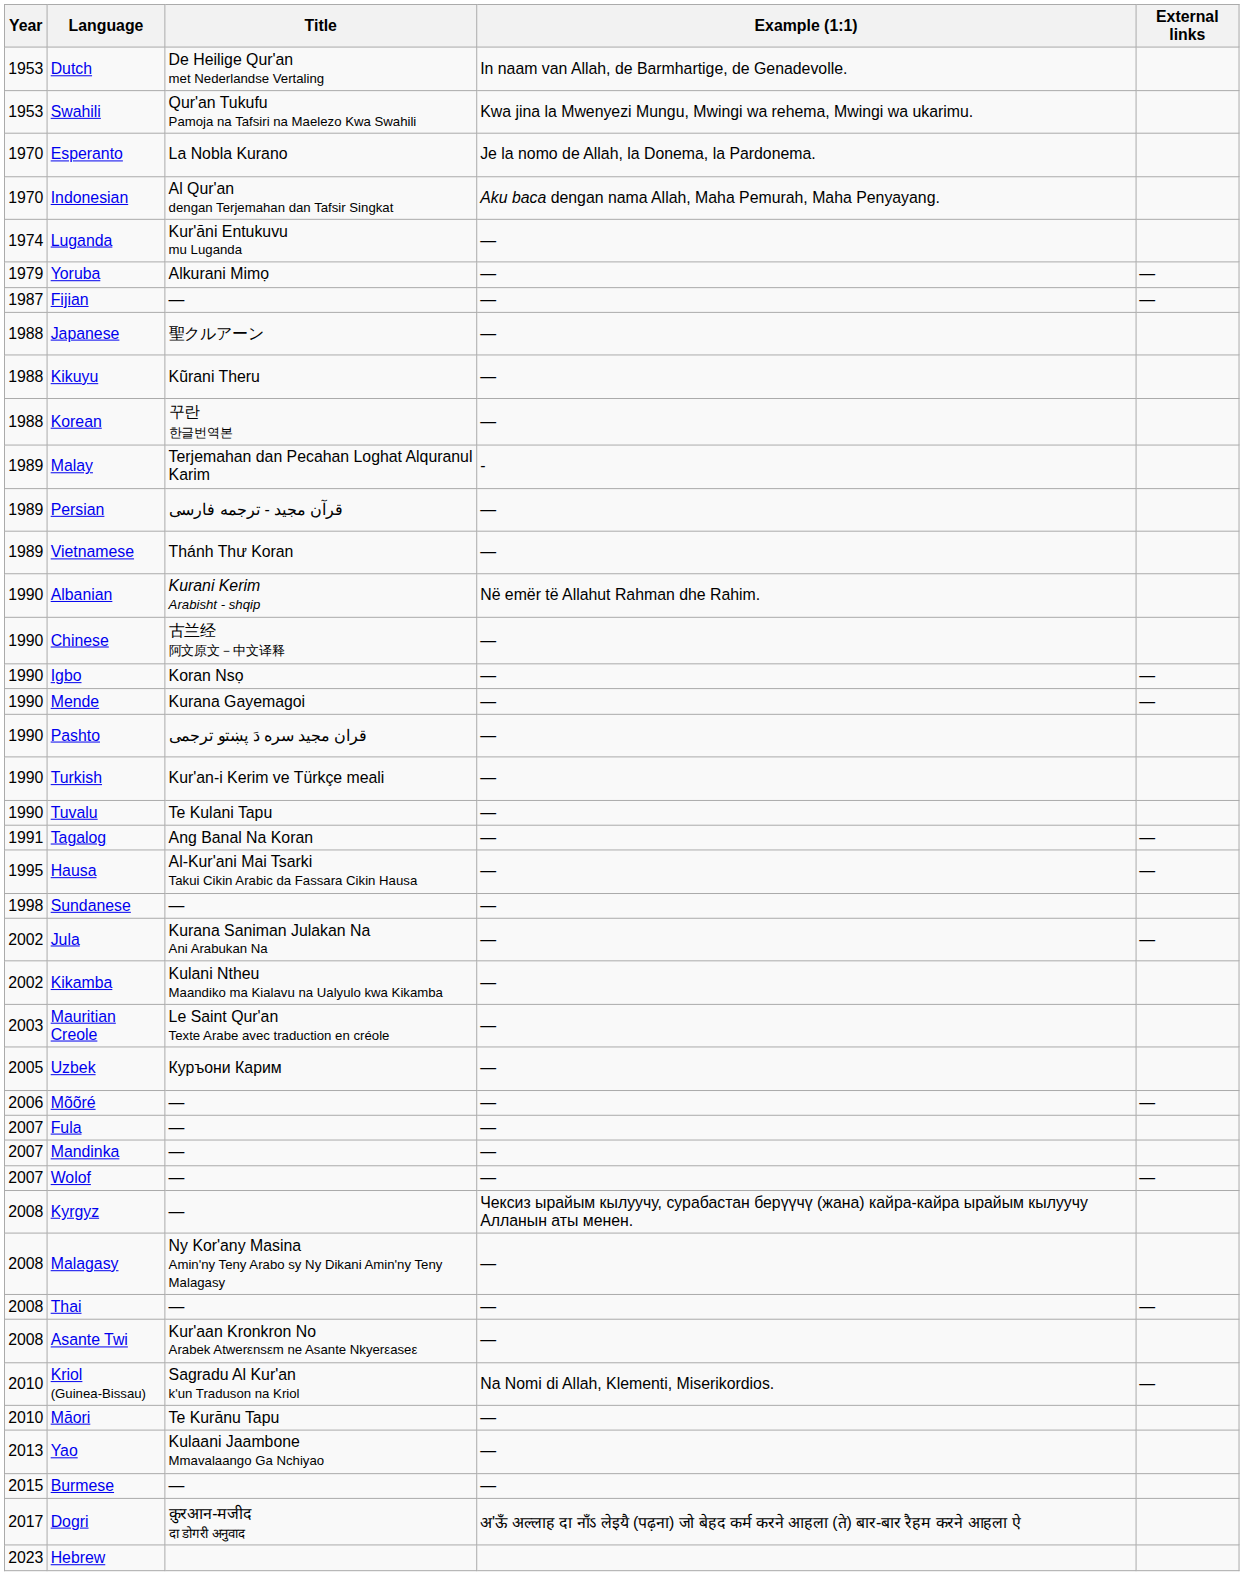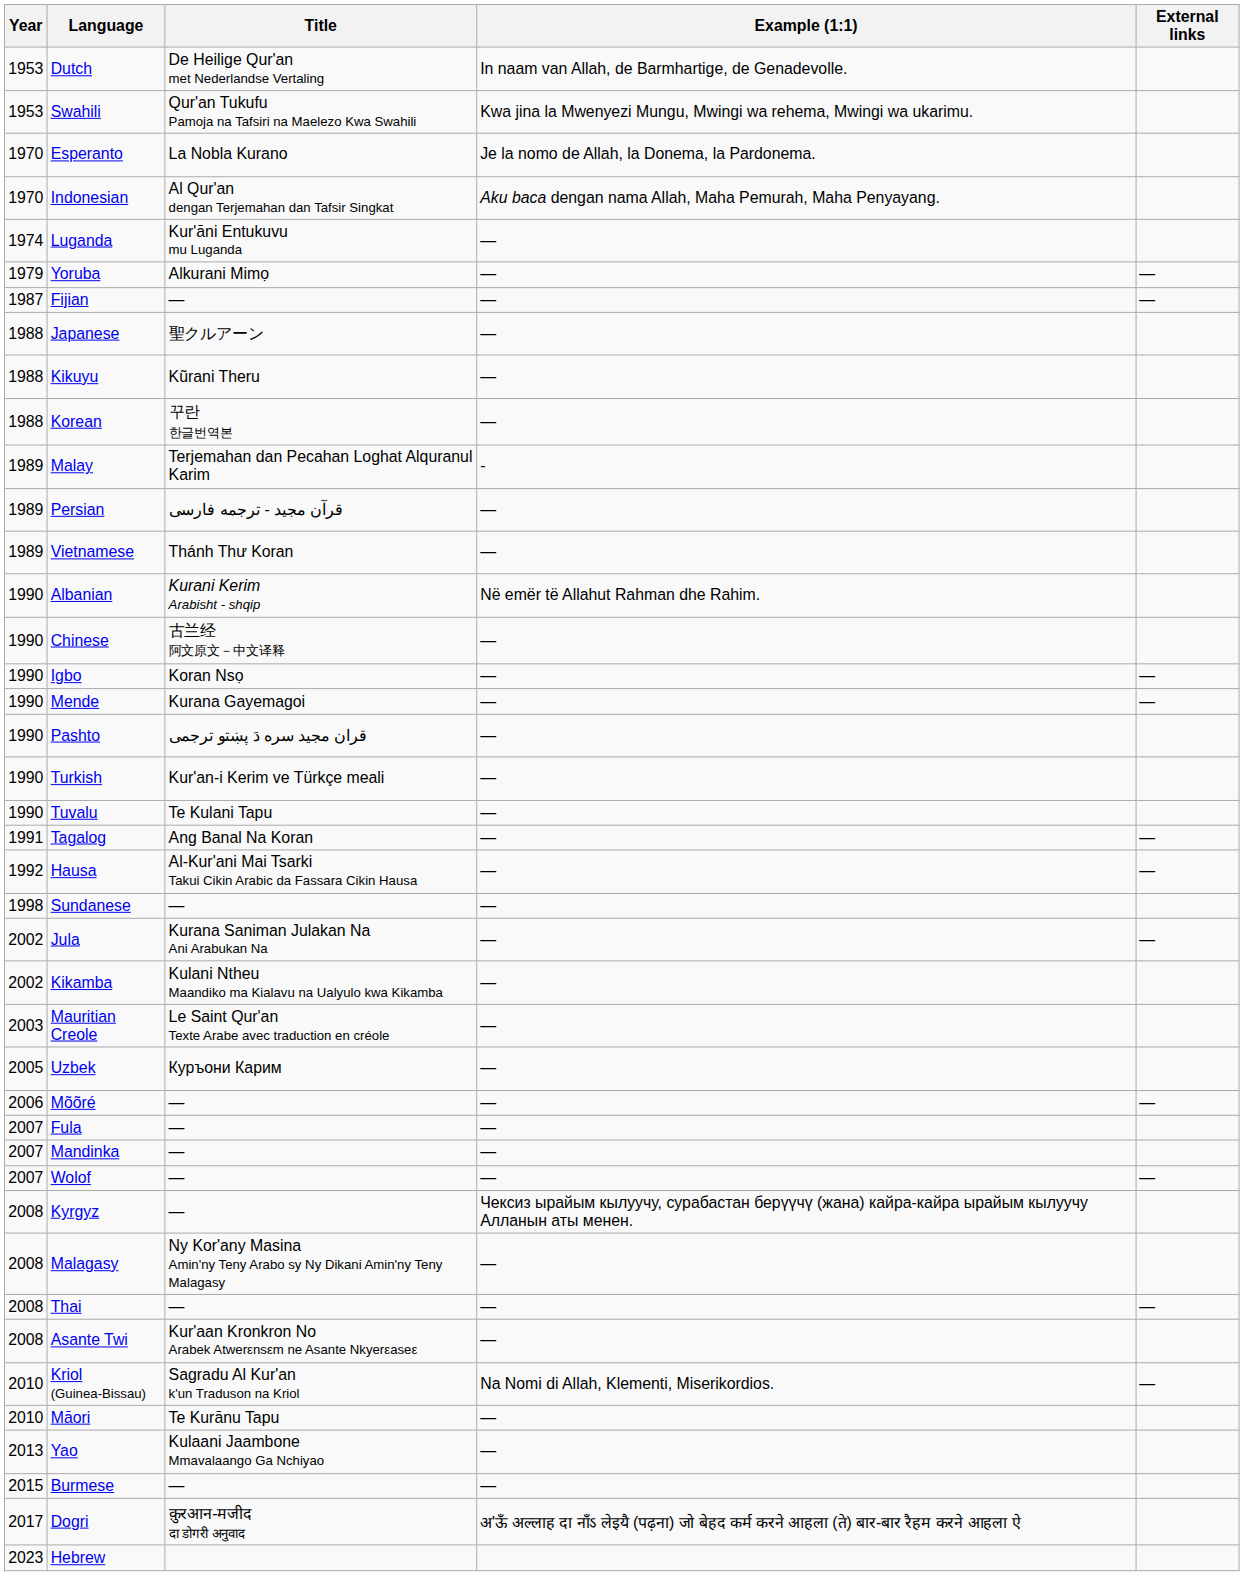(26, 871) 1995 -> (26, 871) 1992
